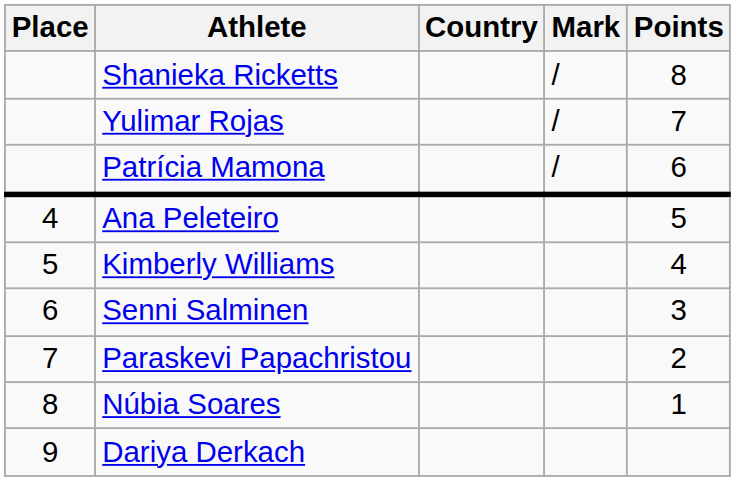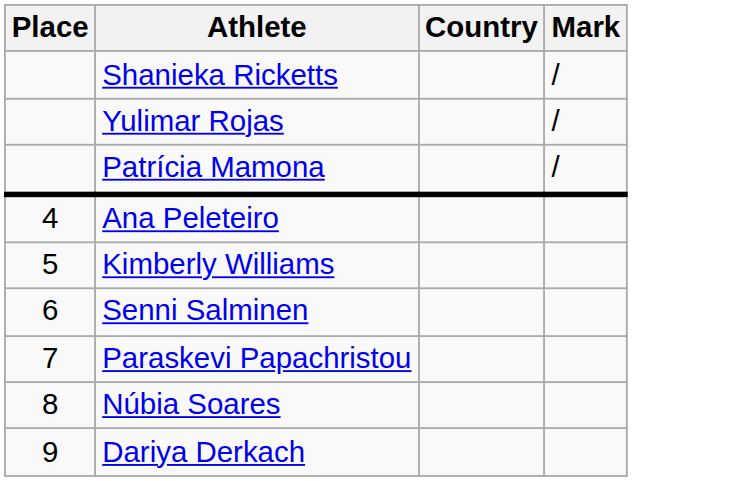- column: (679, 27)
